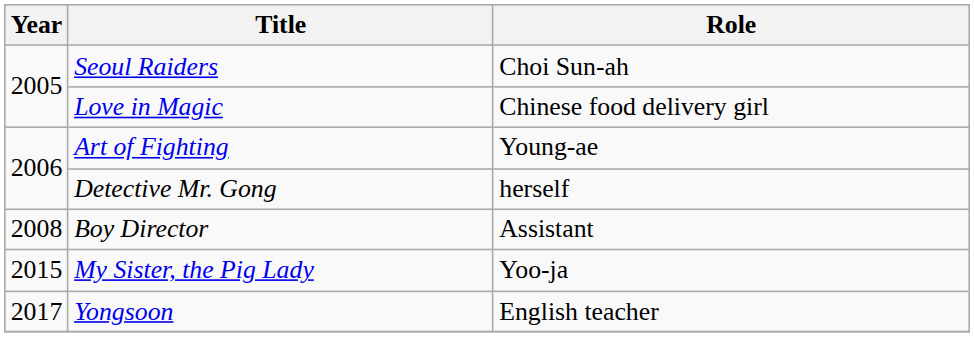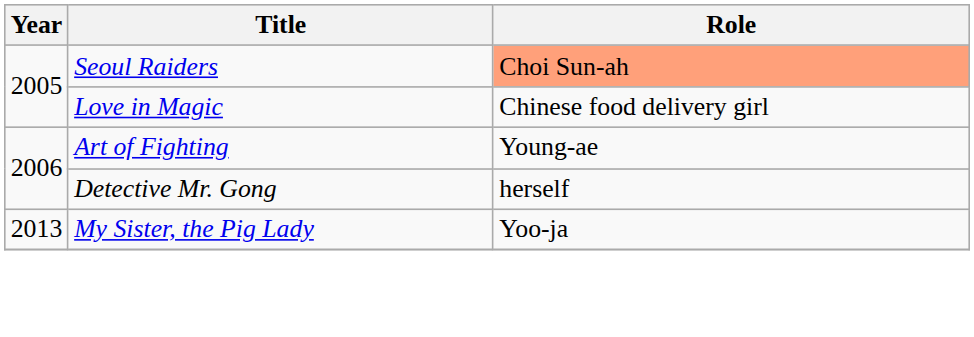(564, 65) no background -> (564, 65) lightsalmon background
- row: (141, 229)
(37, 270) 2015 -> (37, 229) 2013
- row: (124, 310)
